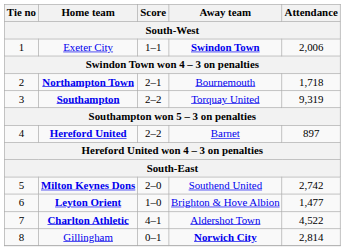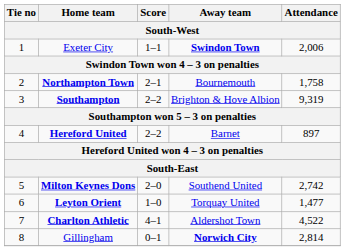(311, 82) 1,718 -> (311, 82) 1,758
(225, 99) Torquay United -> (225, 99) Brighton & Hove Albion
(225, 202) Brighton & Hove Albion -> (225, 202) Torquay United
